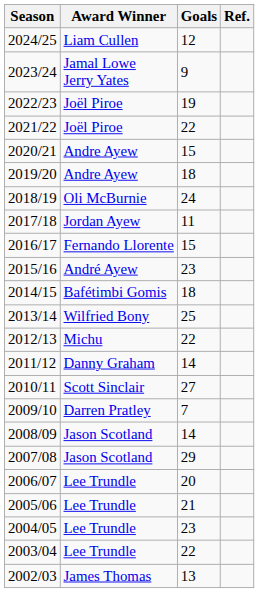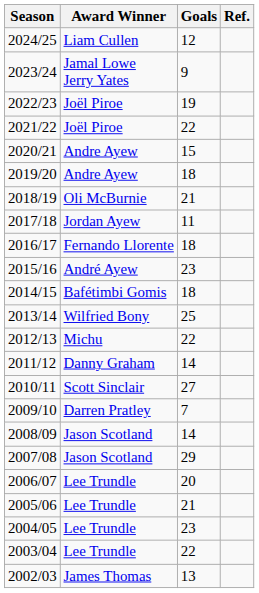(188, 198) 24 -> (188, 198) 21
(188, 245) 15 -> (188, 245) 18
